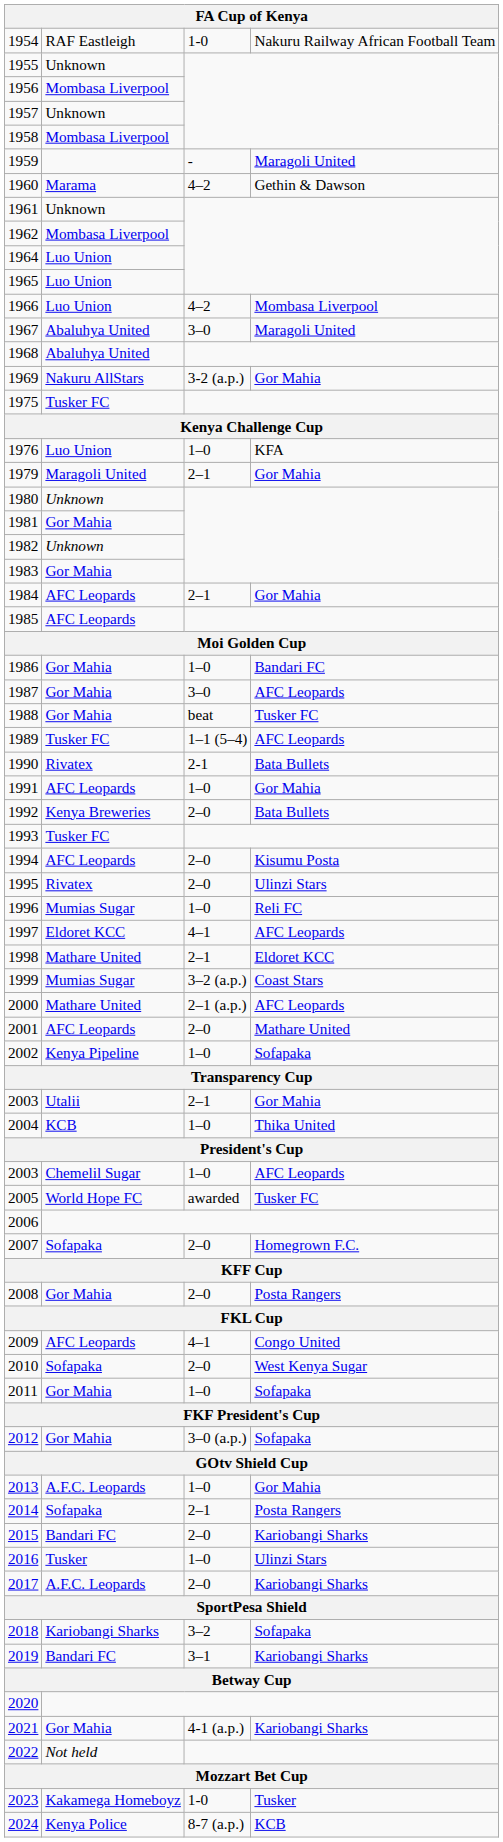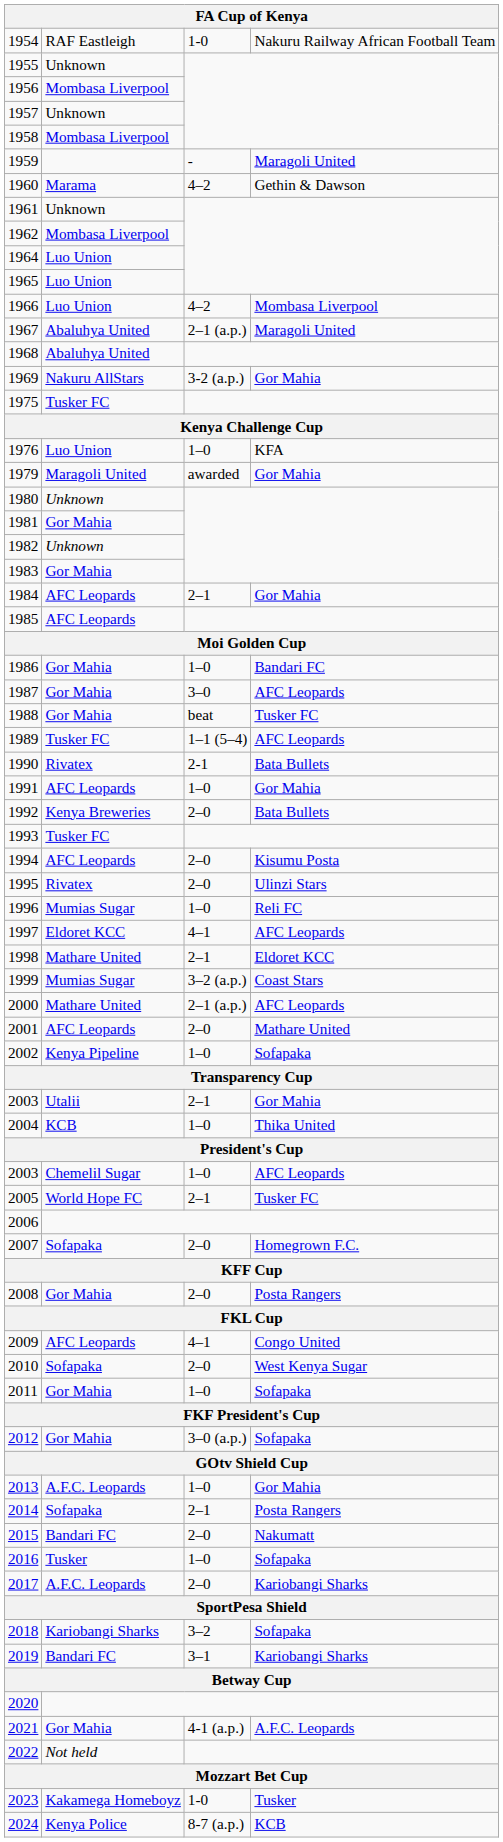(199, 329) 3–0 -> (217, 329) 2–1 (a.p.)
(199, 474) 2–1 -> (214, 474) awarded
(214, 1197) awarded -> (199, 1197) 2–1
(311, 1535) Kariobangi Sharks -> (284, 1535) Nakumatt
(290, 1559) Ulinzi Stars -> (283, 1559) Sofapaka
(311, 1728) Kariobangi Sharks -> (304, 1728) A.F.C. Leopards
